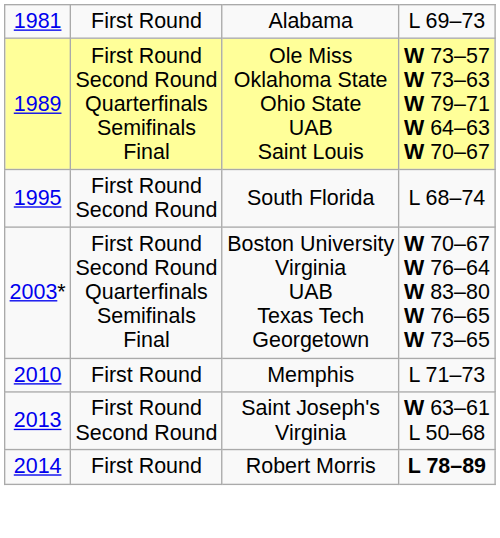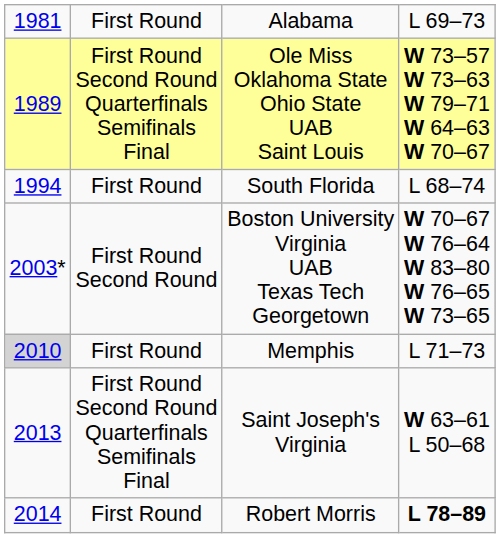(38, 198) 1995 -> (38, 185) 1994
(146, 198) First Round Second Round -> (146, 185) First Round
(146, 292) First Round Second Round Quarterfinals Semifinals Final -> (146, 268) First Round Second Round
(38, 374) no background -> (38, 350) lightgrey background
(146, 420) First Round Second Round -> (146, 432) First Round Second Round Quarterfinals Semifinals Final
